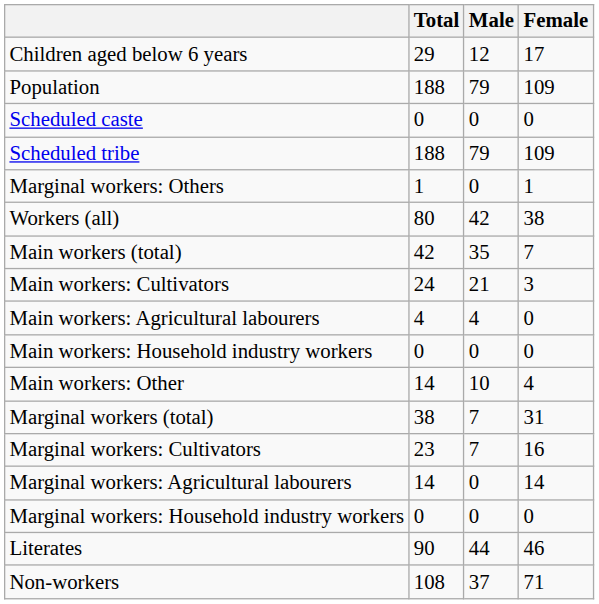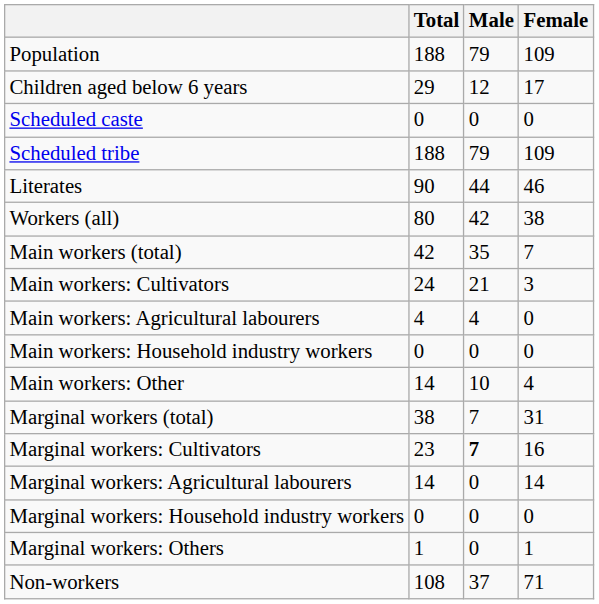rows swapped: (55, 86) <-> (128, 53)
rows swapped: (46, 548) <-> (117, 185)
(474, 449) normal -> (474, 449) bold
